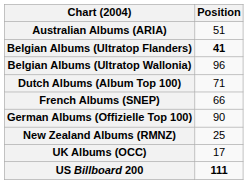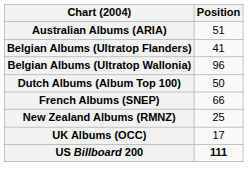(219, 48) bold -> (219, 48) normal
(219, 83) 71 -> (219, 83) 50
- row: (100, 118)
